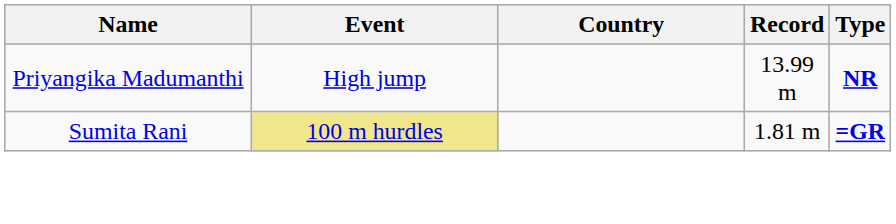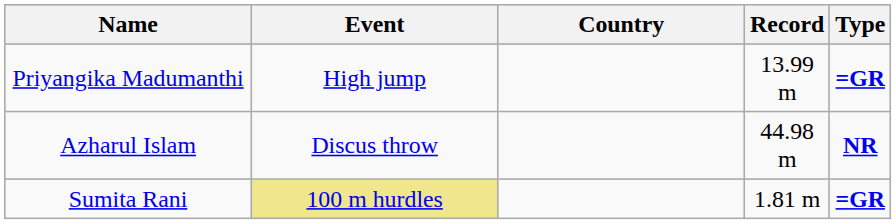(860, 77) NR -> (860, 77) =GR
+ row: (128, 145)
